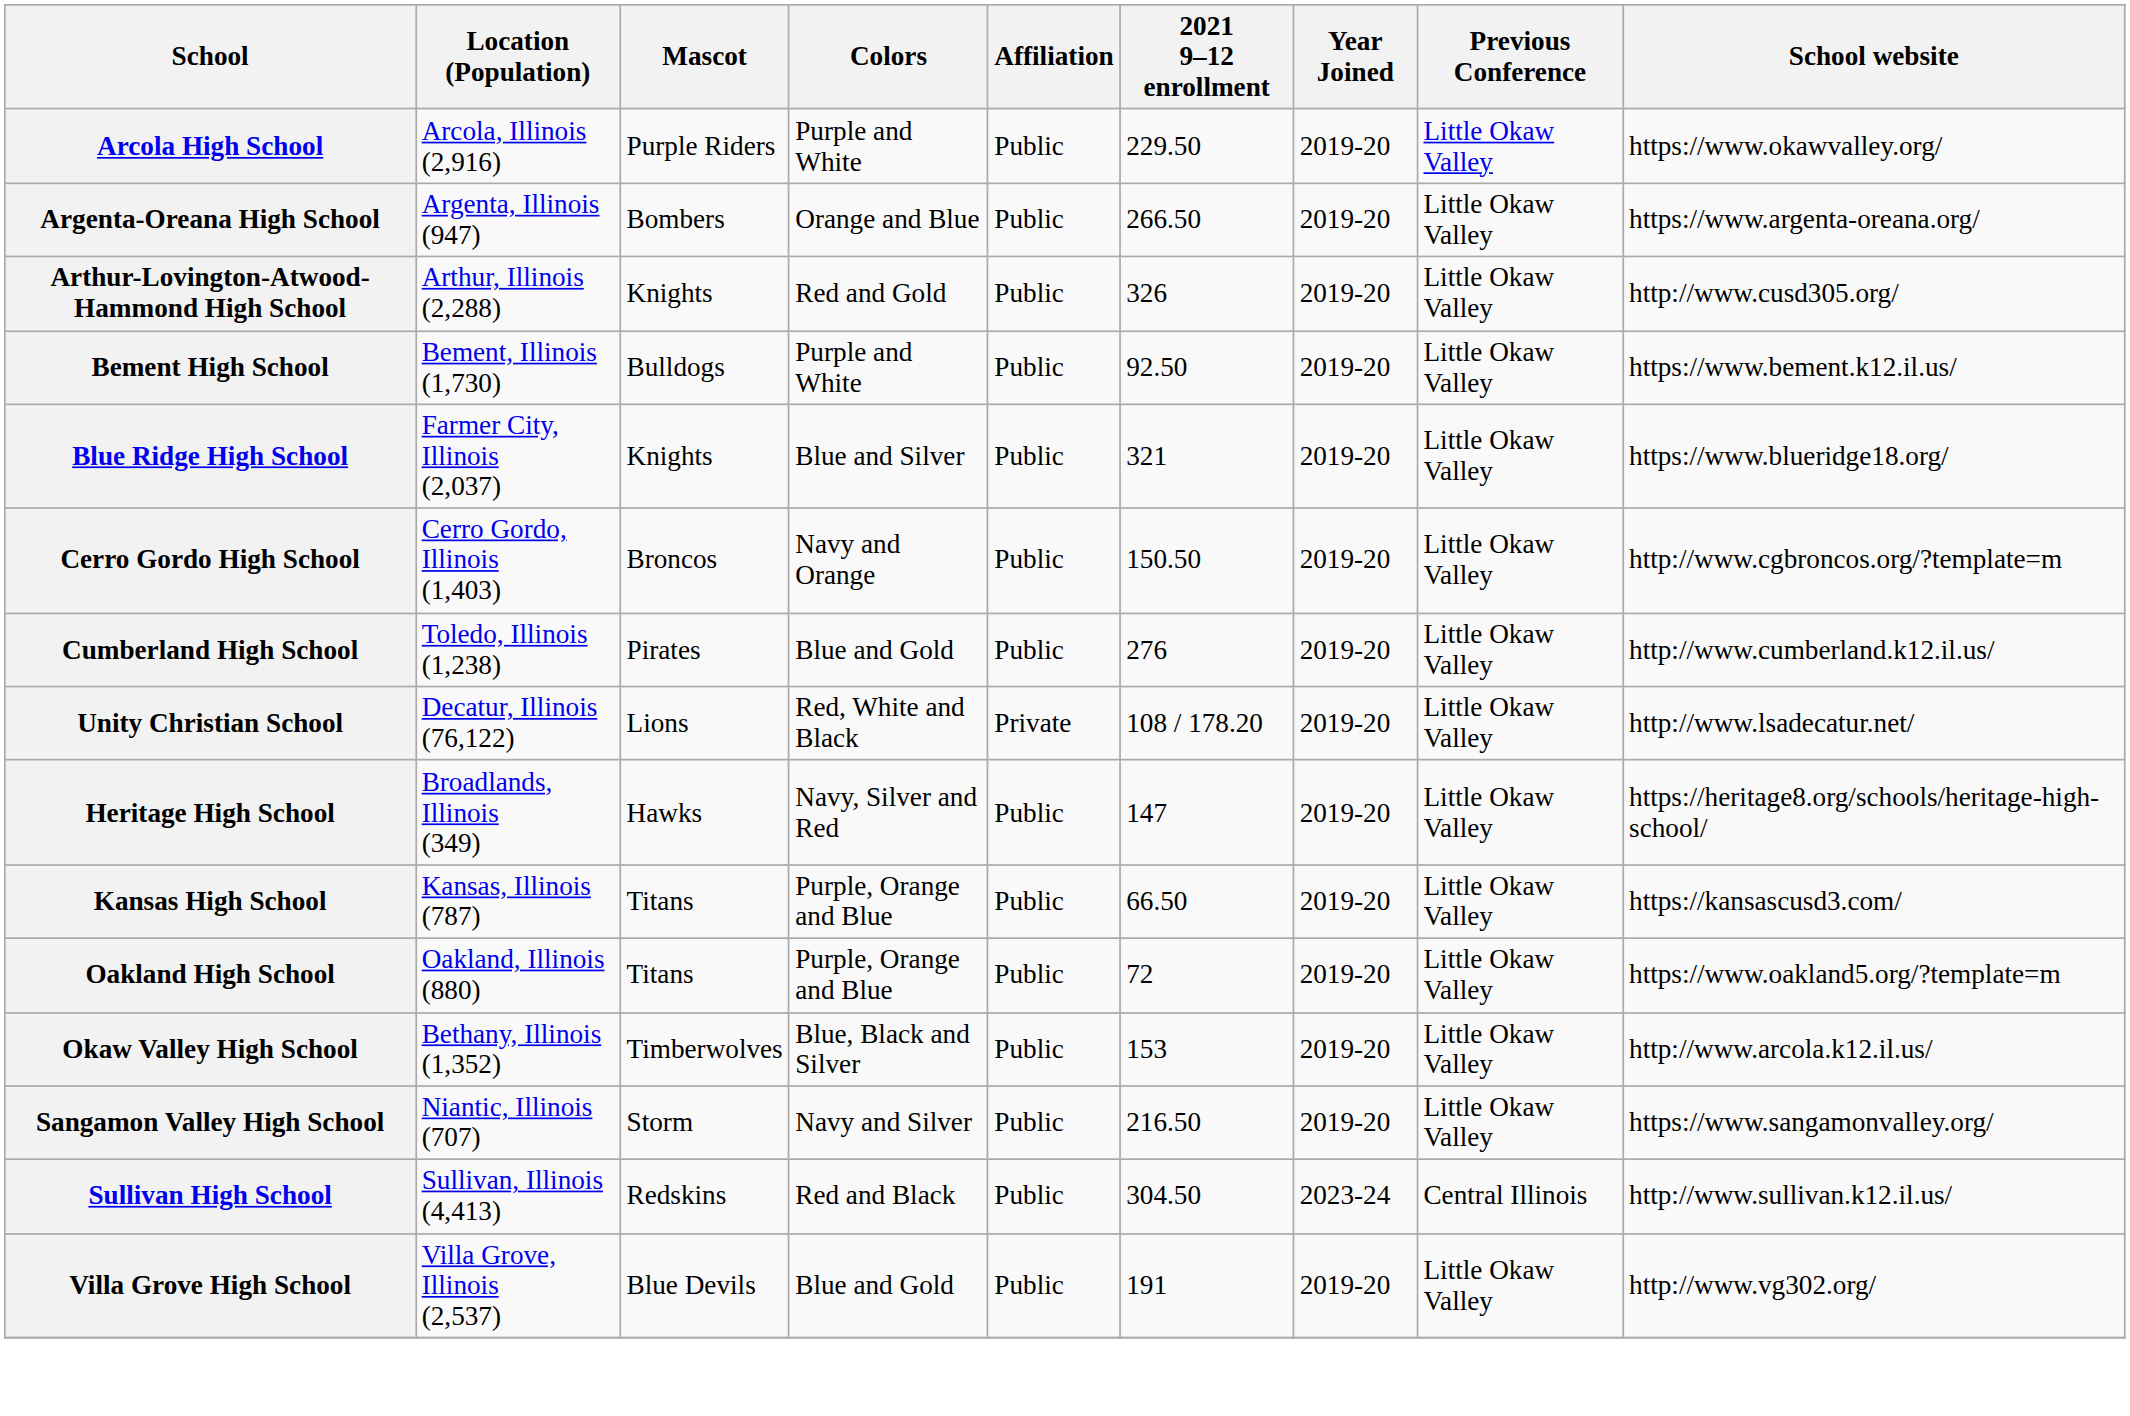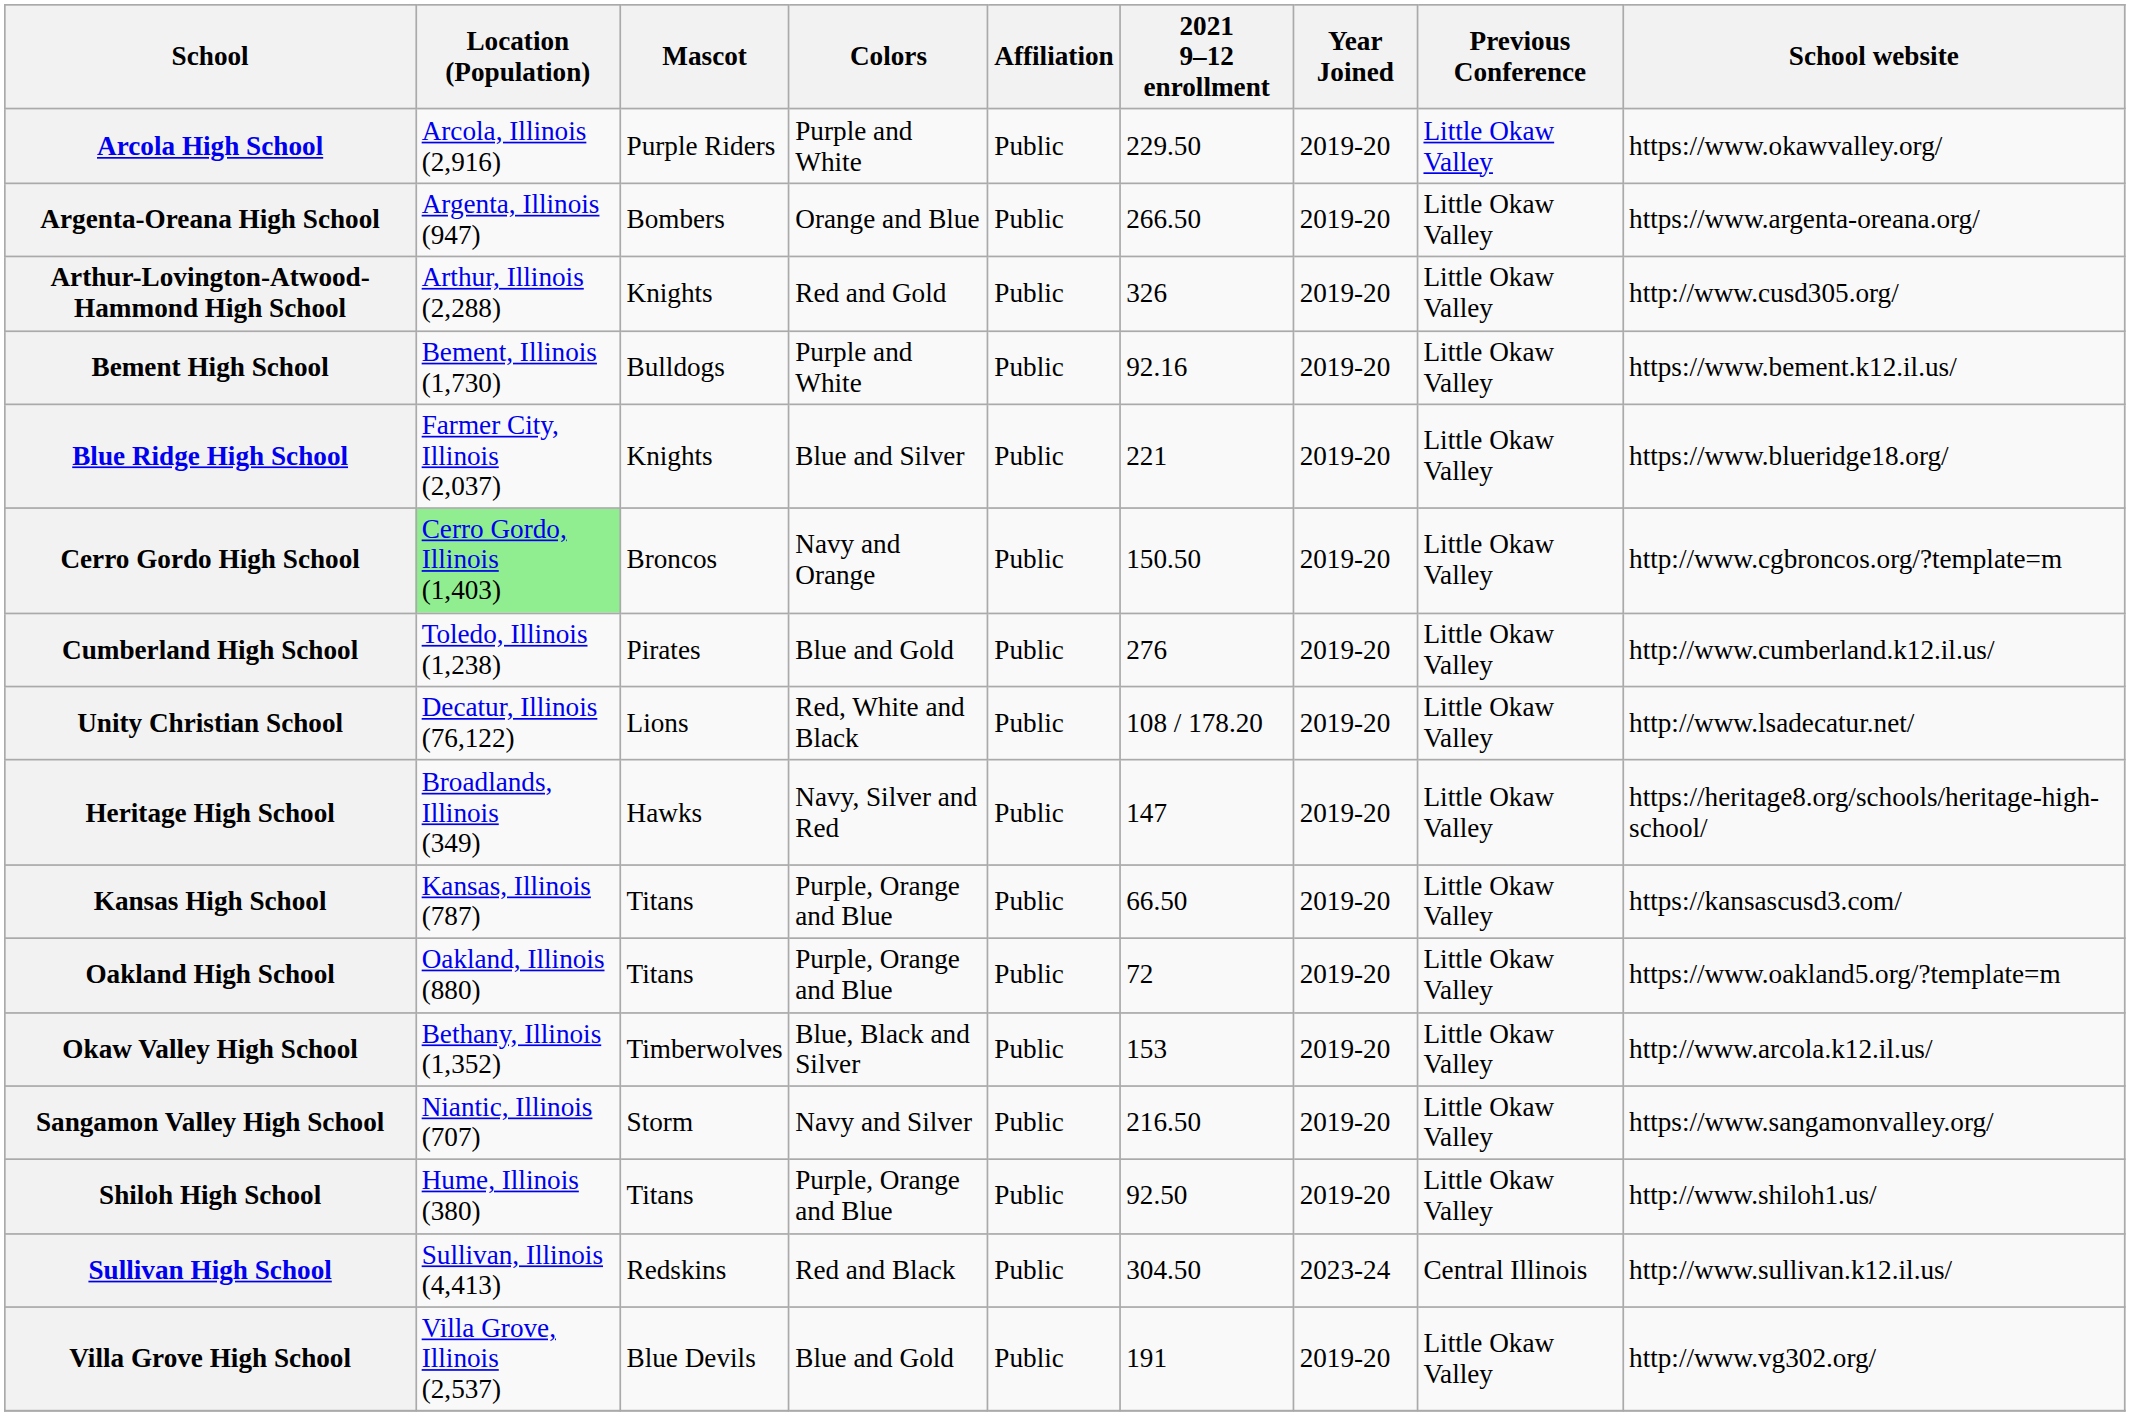(1157, 366) 92.50 -> (1157, 366) 92.16
(1147, 455) 321 -> (1147, 455) 221
(494, 560) no background -> (494, 560) lightgreen background
(1033, 723) Private -> (1029, 723) Public
+ row: (210, 1196)
